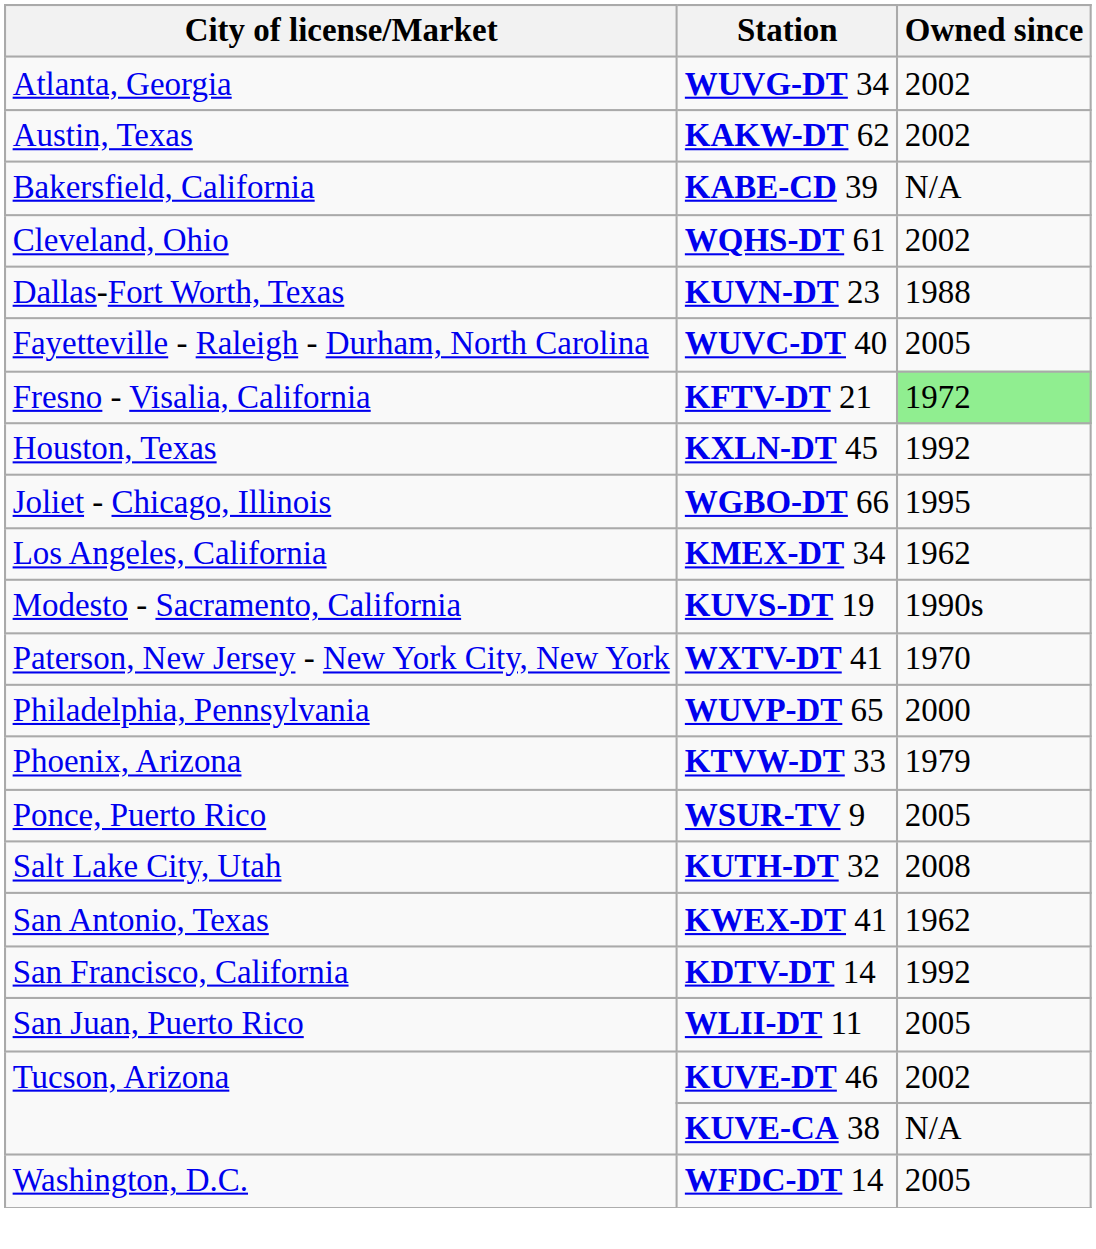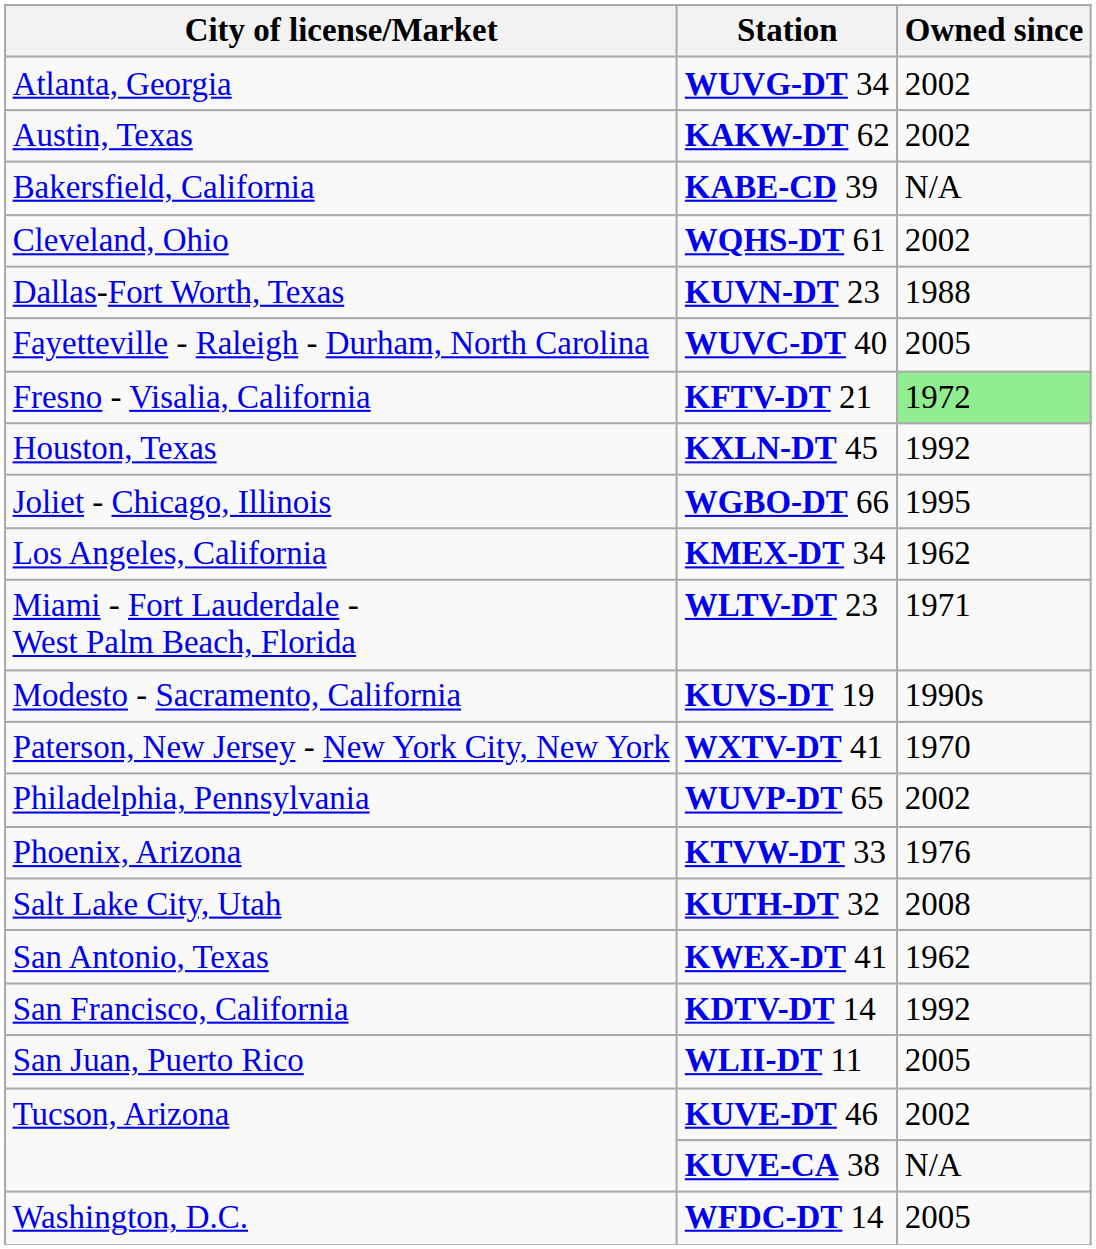+ row: (781, 605)
(938, 710) 2000 -> (938, 799) 2002
(938, 762) 1979 -> (938, 851) 1976
- row: (775, 814)
